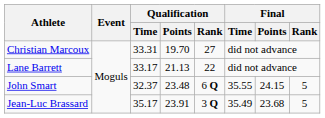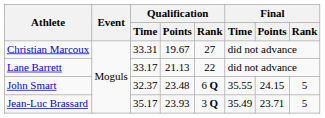(177, 50) 19.70 -> (177, 50) 19.67
(177, 104) 23.91 -> (177, 104) 23.93
(272, 104) 23.68 -> (272, 104) 23.71
